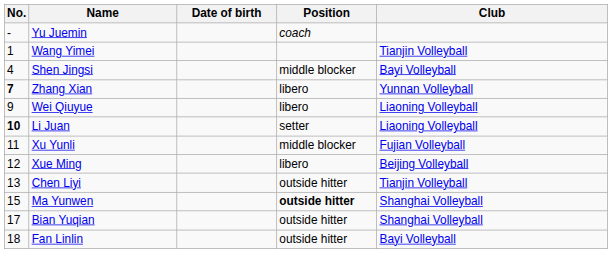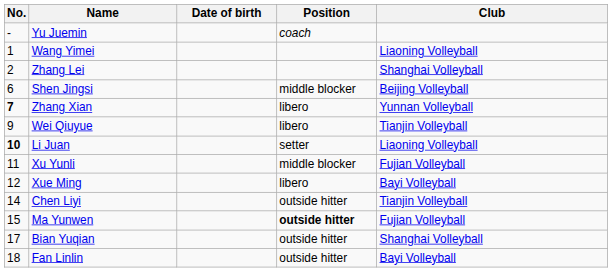(423, 51) Tianjin Volleyball -> (429, 51) Liaoning Volleyball
+ row: (58, 70)
(10, 70) 4 -> (10, 88) 6
(418, 70) Bayi Volleyball -> (424, 88) Beijing Volleyball
(429, 107) Liaoning Volleyball -> (423, 126) Tianjin Volleyball
(424, 164) Beijing Volleyball -> (418, 182) Bayi Volleyball
(14, 182) 13 -> (14, 201) 14
(431, 201) Shanghai Volleyball -> (422, 220) Fujian Volleyball
